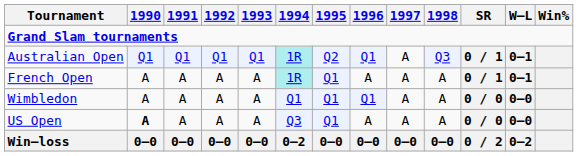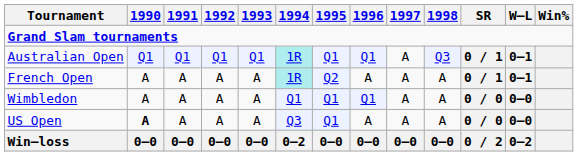(331, 57) Q2 -> (331, 57) Q1
(331, 78) Q1 -> (331, 78) Q2
